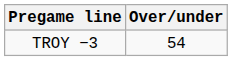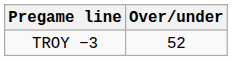(176, 43) 54 -> (176, 43) 52
